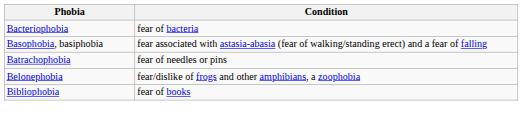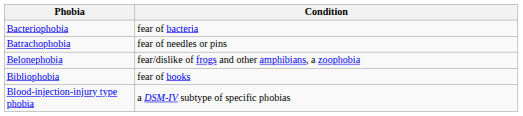- row: (55, 44)
+ row: (62, 98)
